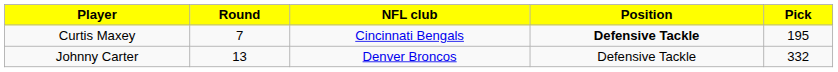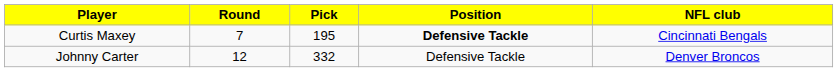columns swapped: (798, 14) <-> (410, 14)
(240, 56) 13 -> (240, 56) 12
